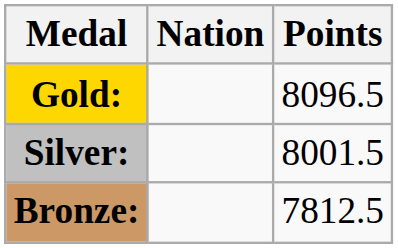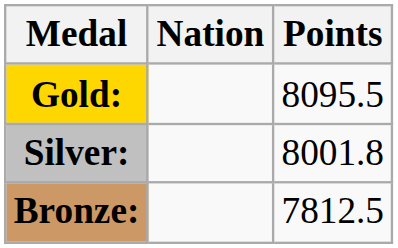(333, 93) 8096.5 -> (333, 93) 8095.5
(333, 152) 8001.5 -> (333, 152) 8001.8
